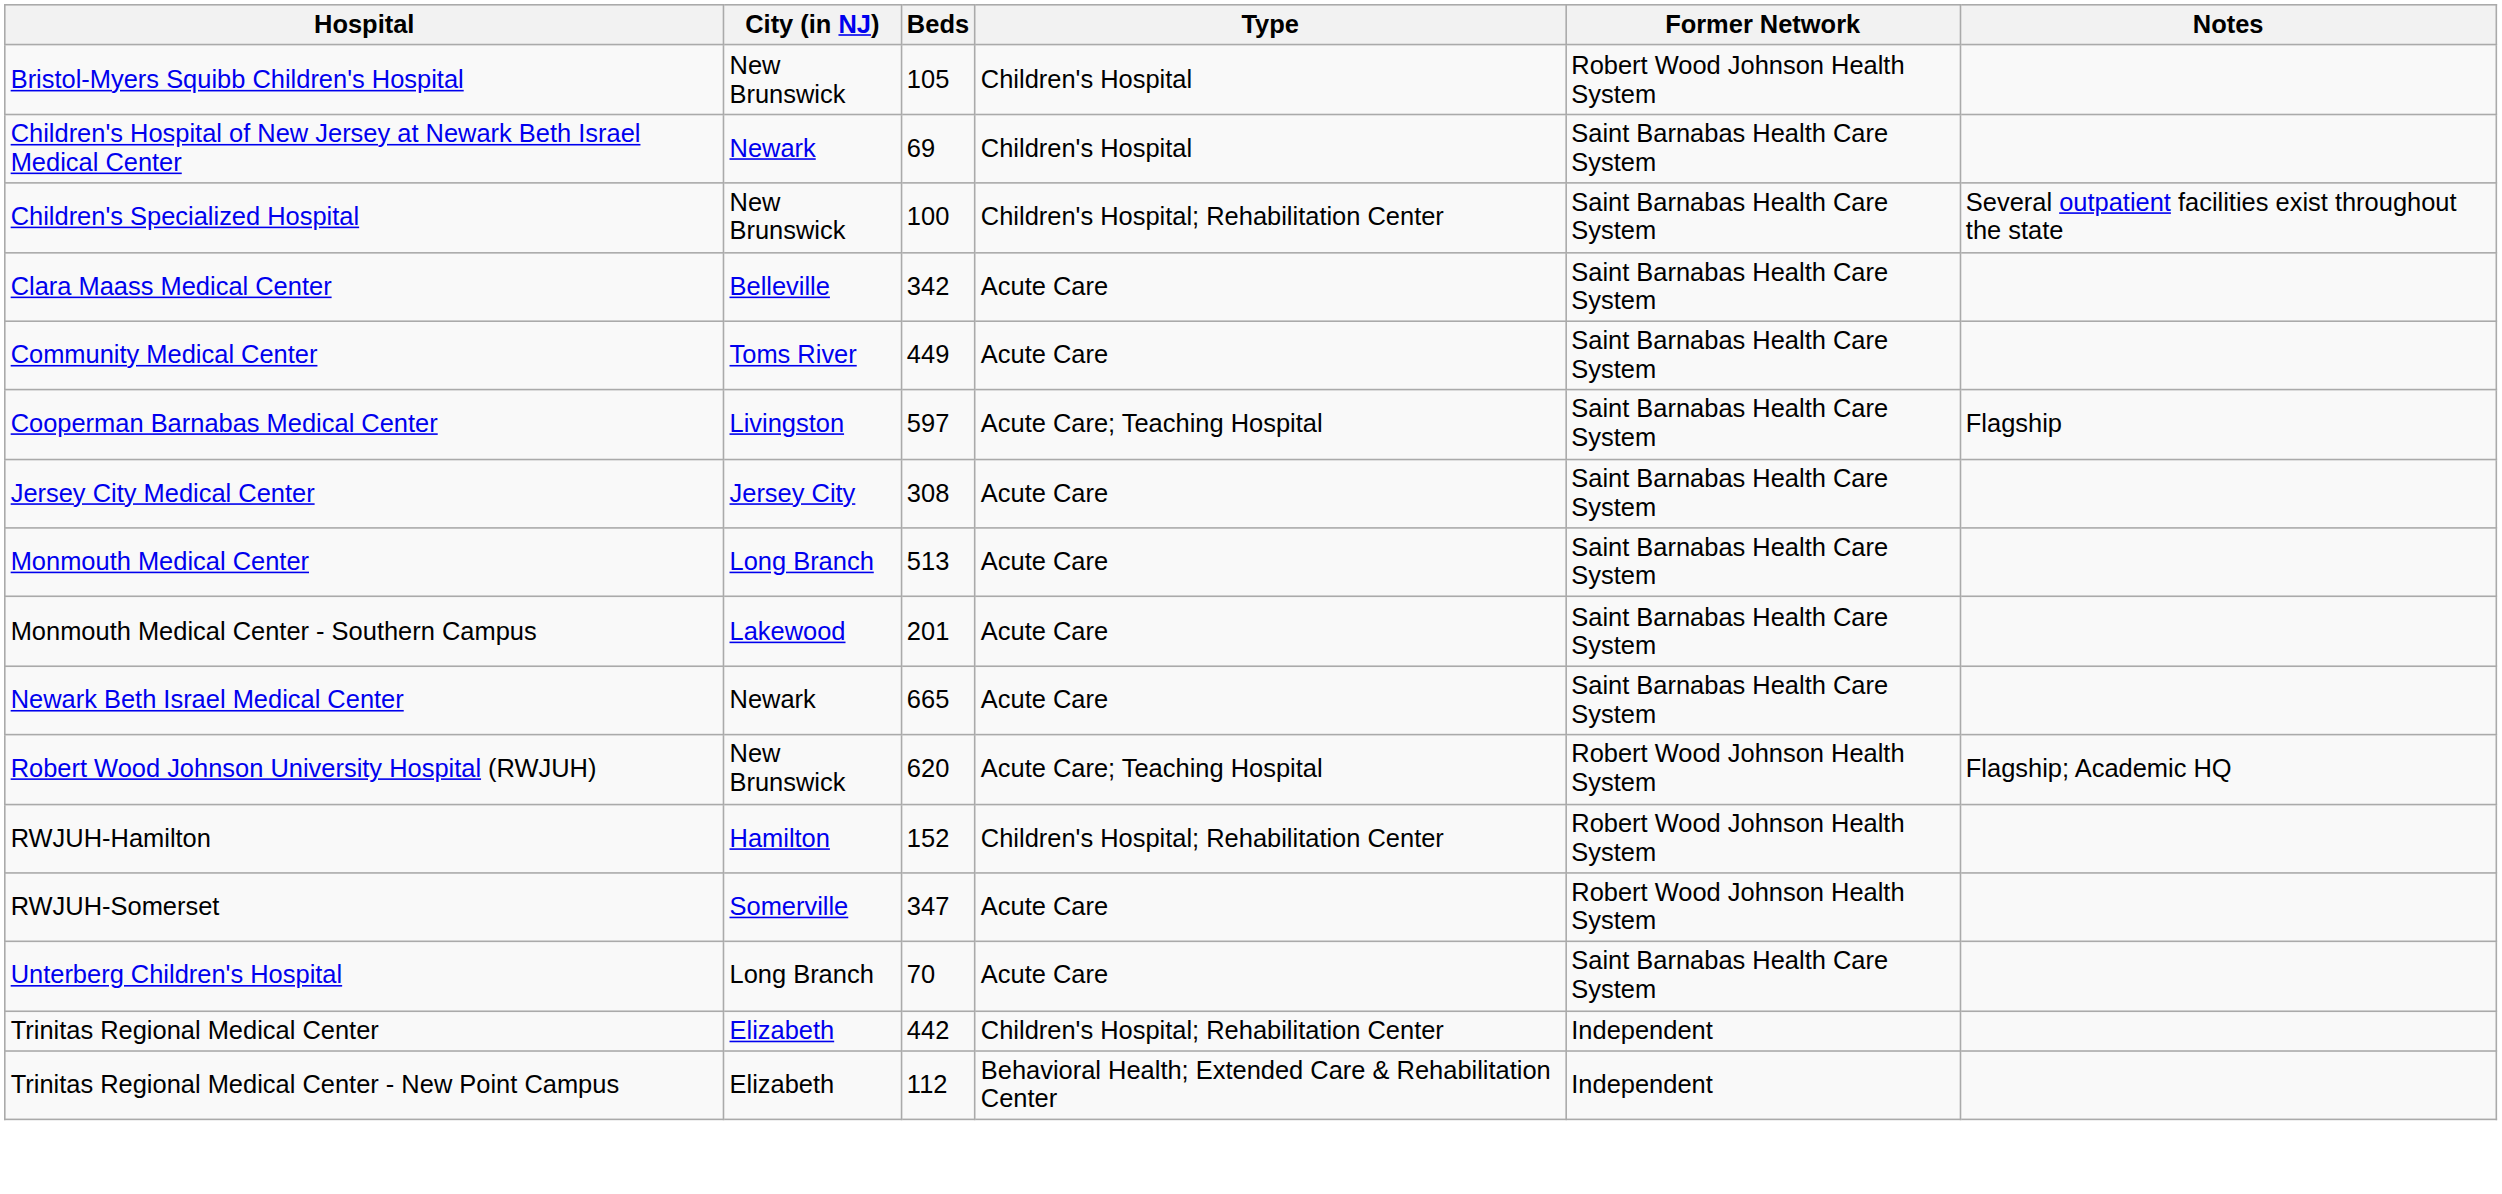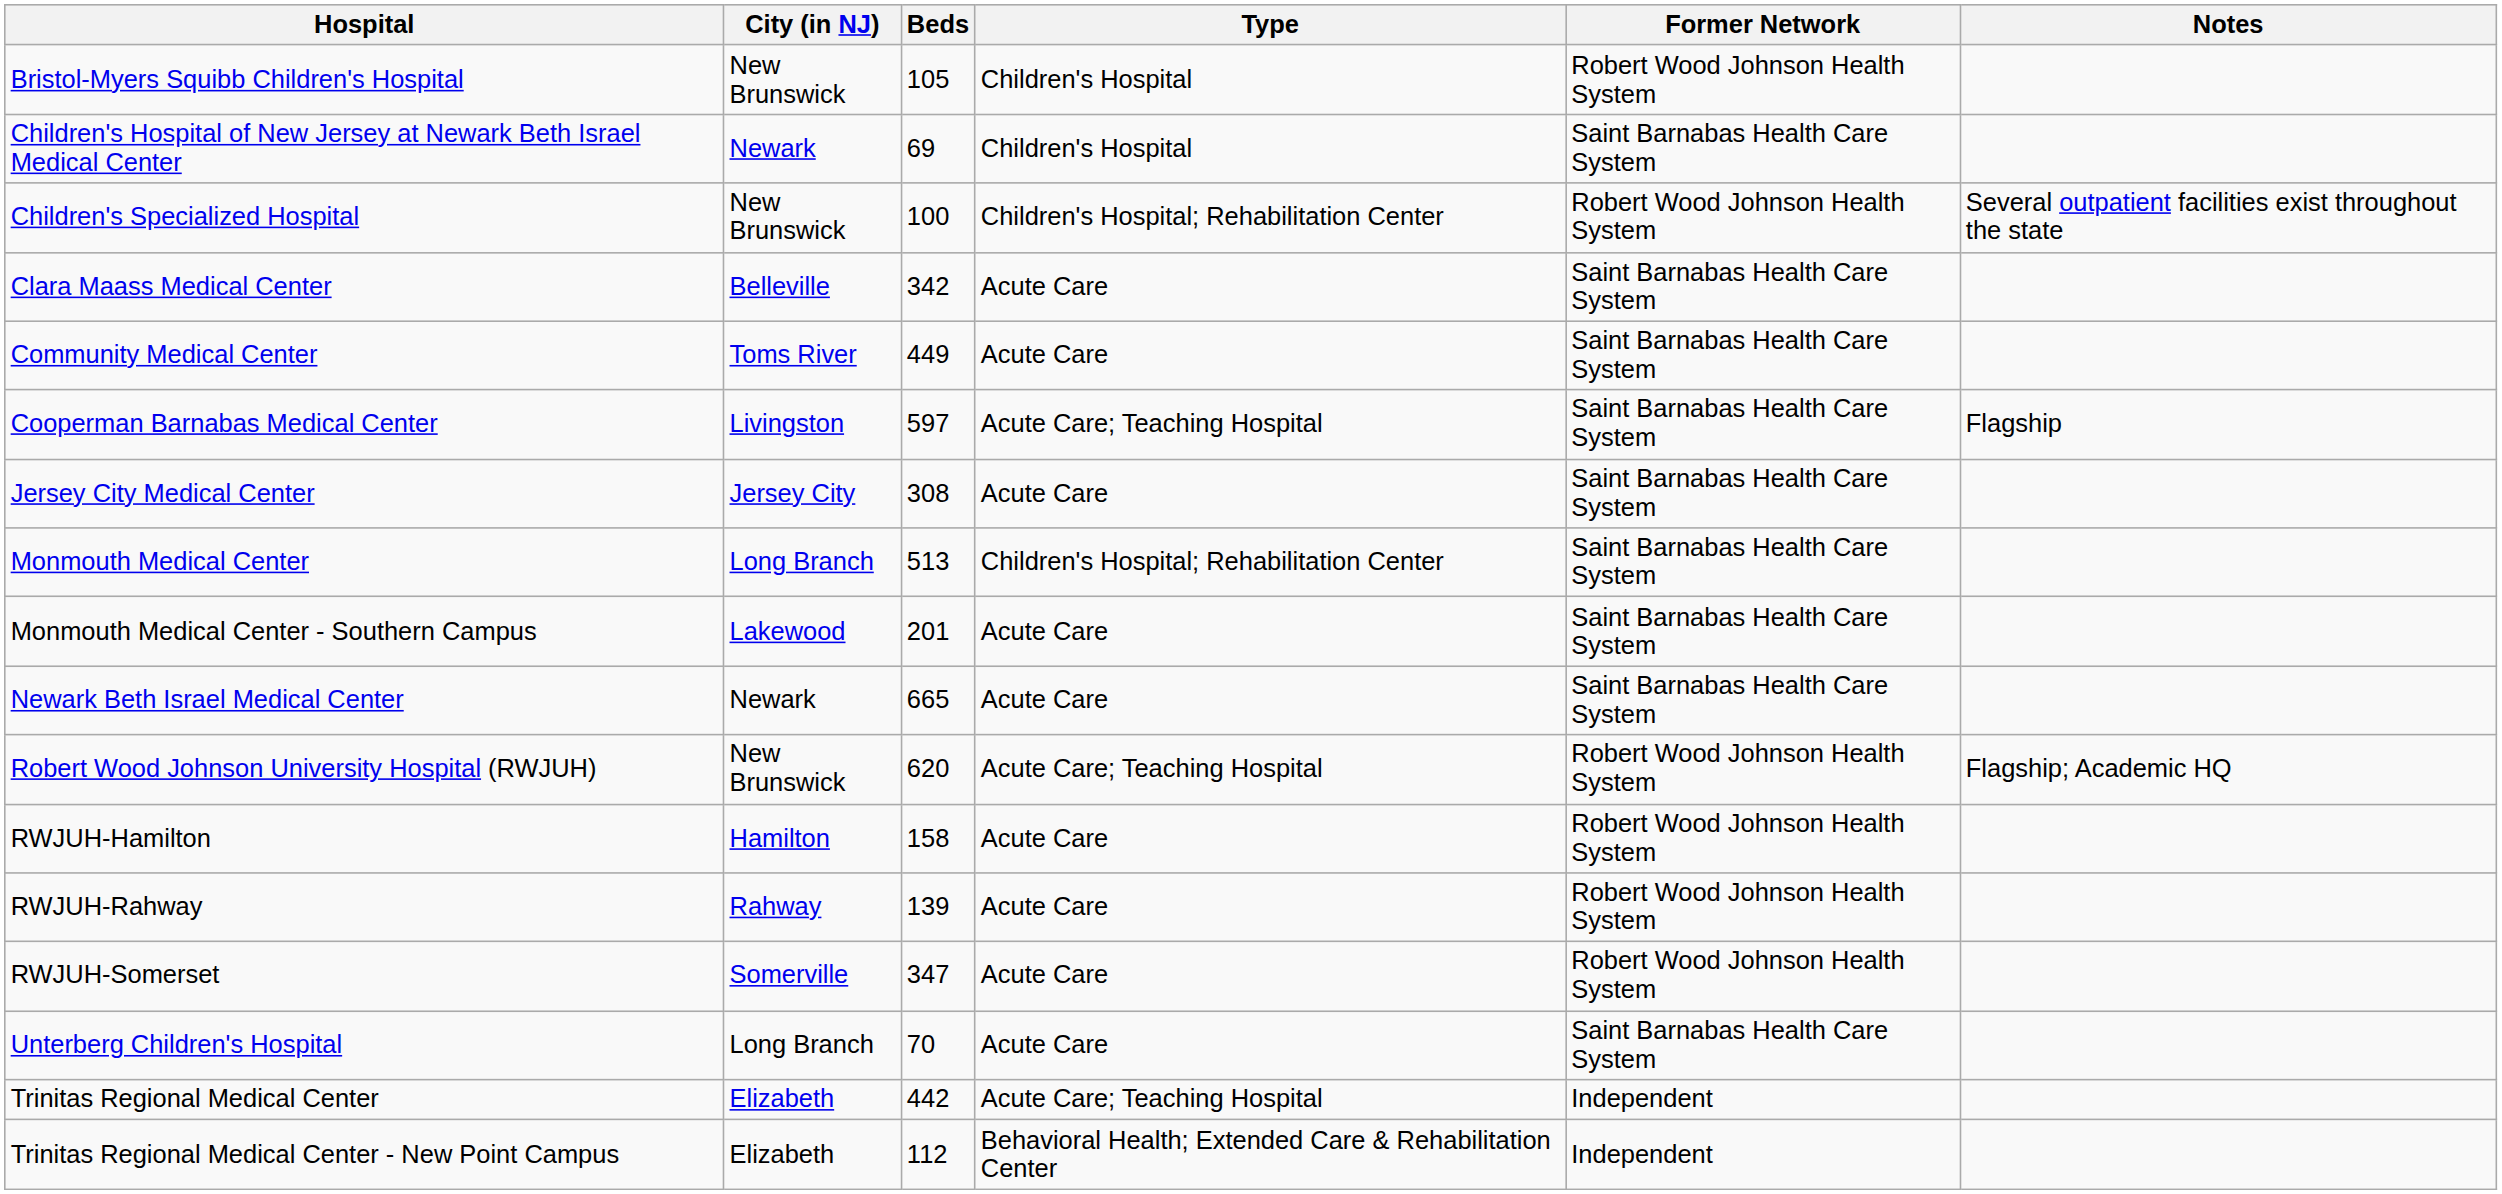(1730, 217) Saint Barnabas Health Care System -> (1738, 217) Robert Wood Johnson Health System
(1044, 562) Acute Care -> (1212, 562) Children's Hospital; Rehabilitation Center
(928, 837) 152 -> (928, 837) 158
(1212, 837) Children's Hospital; Rehabilitation Center -> (1044, 837) Acute Care
+ row: (107, 906)
(1212, 1030) Children's Hospital; Rehabilitation Center -> (1152, 1099) Acute Care; Teaching Hospital
